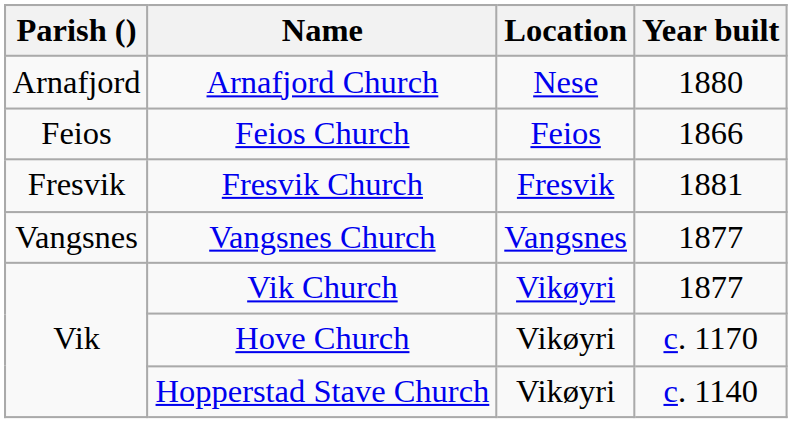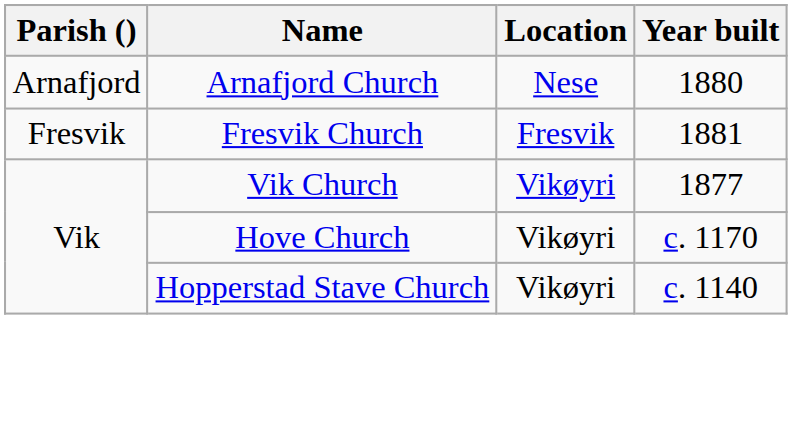- row: (322, 133)
- row: (322, 236)
